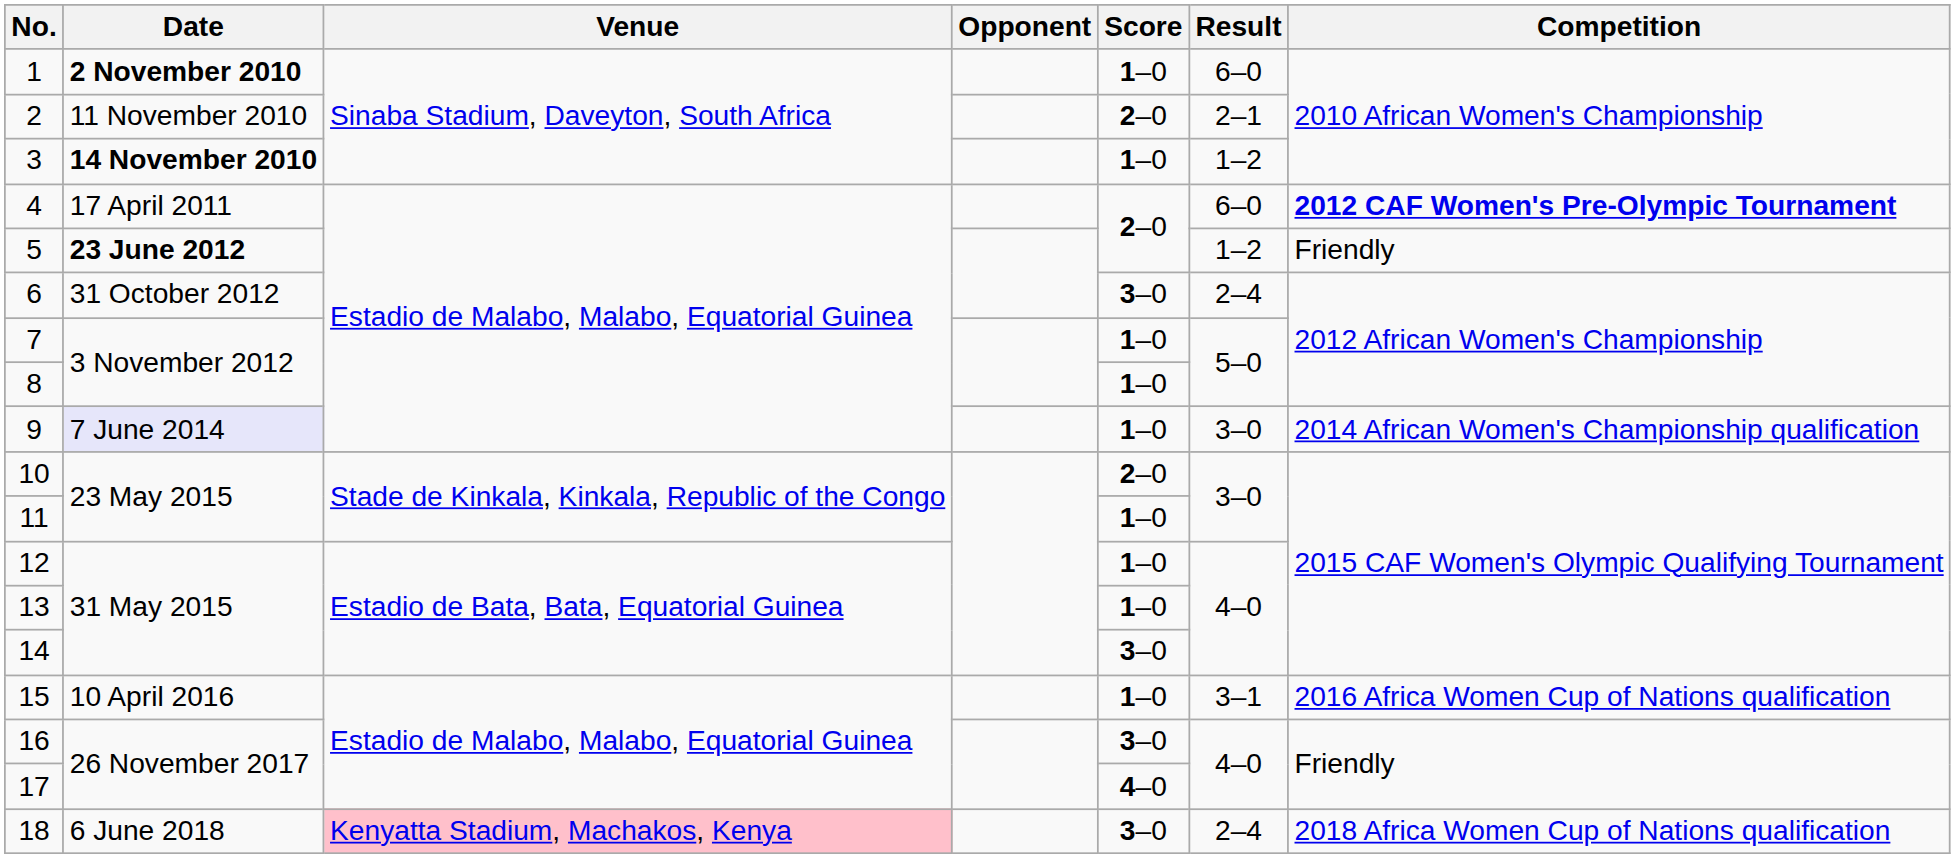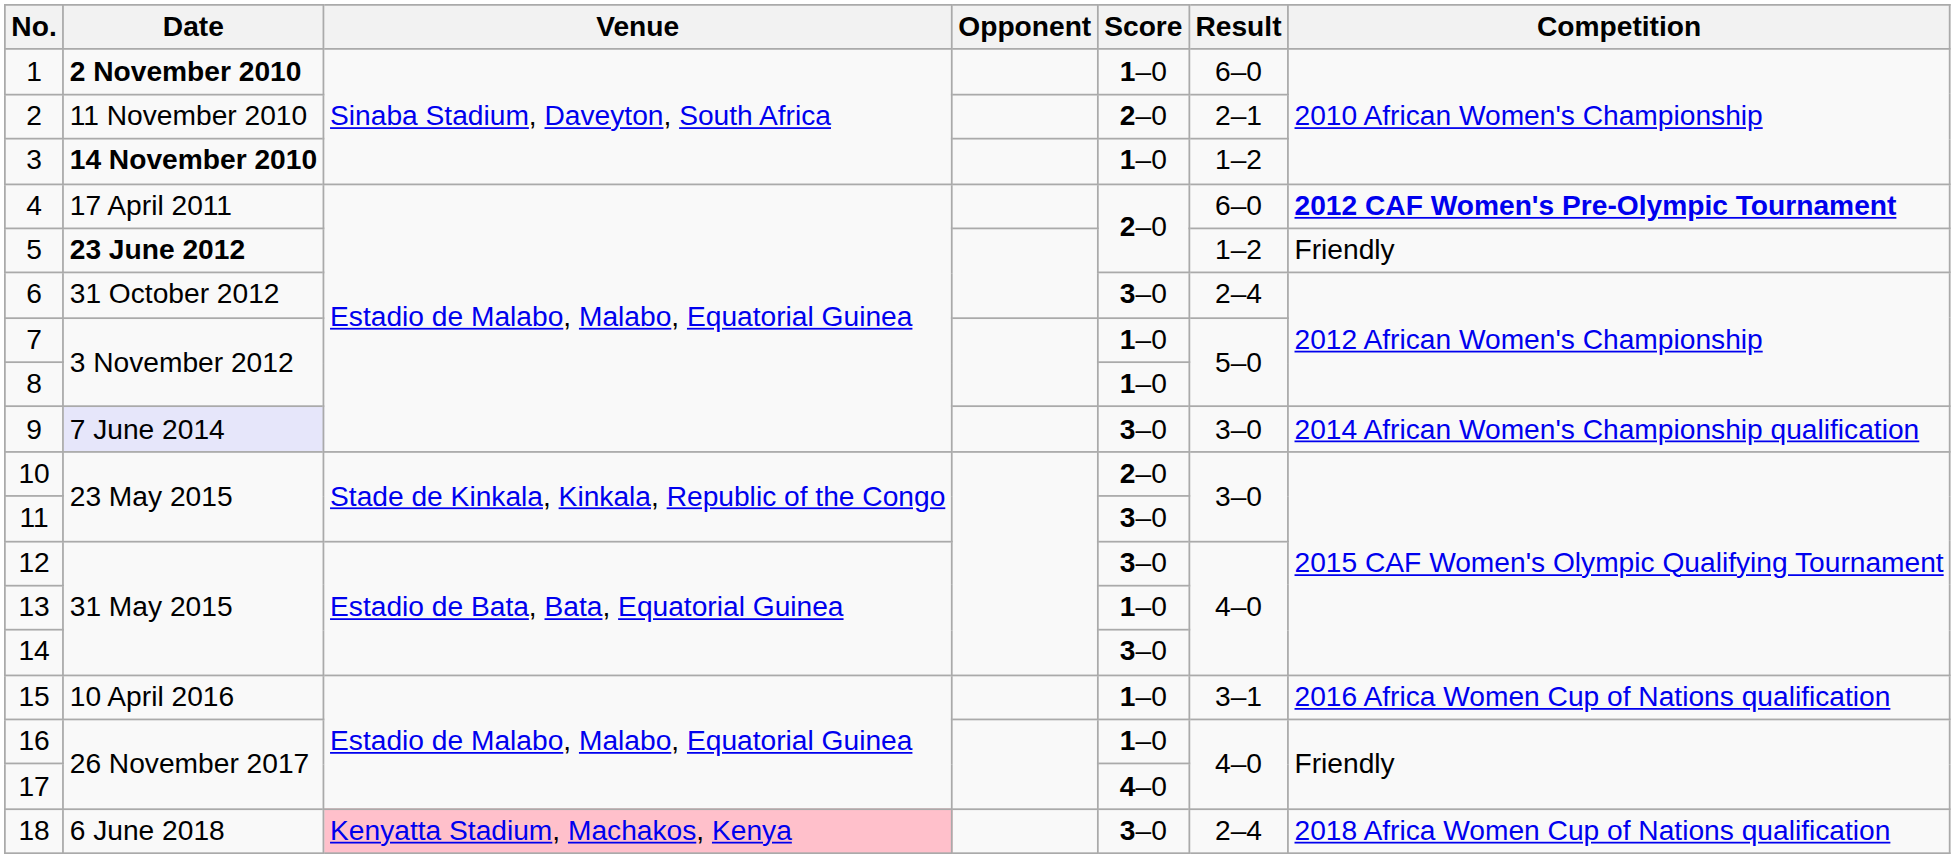(1143, 428) 1–0 -> (1143, 428) 3–0
(1143, 518) 1–0 -> (1143, 518) 3–0
(1143, 562) 1–0 -> (1143, 562) 3–0
(1143, 741) 3–0 -> (1143, 741) 1–0
